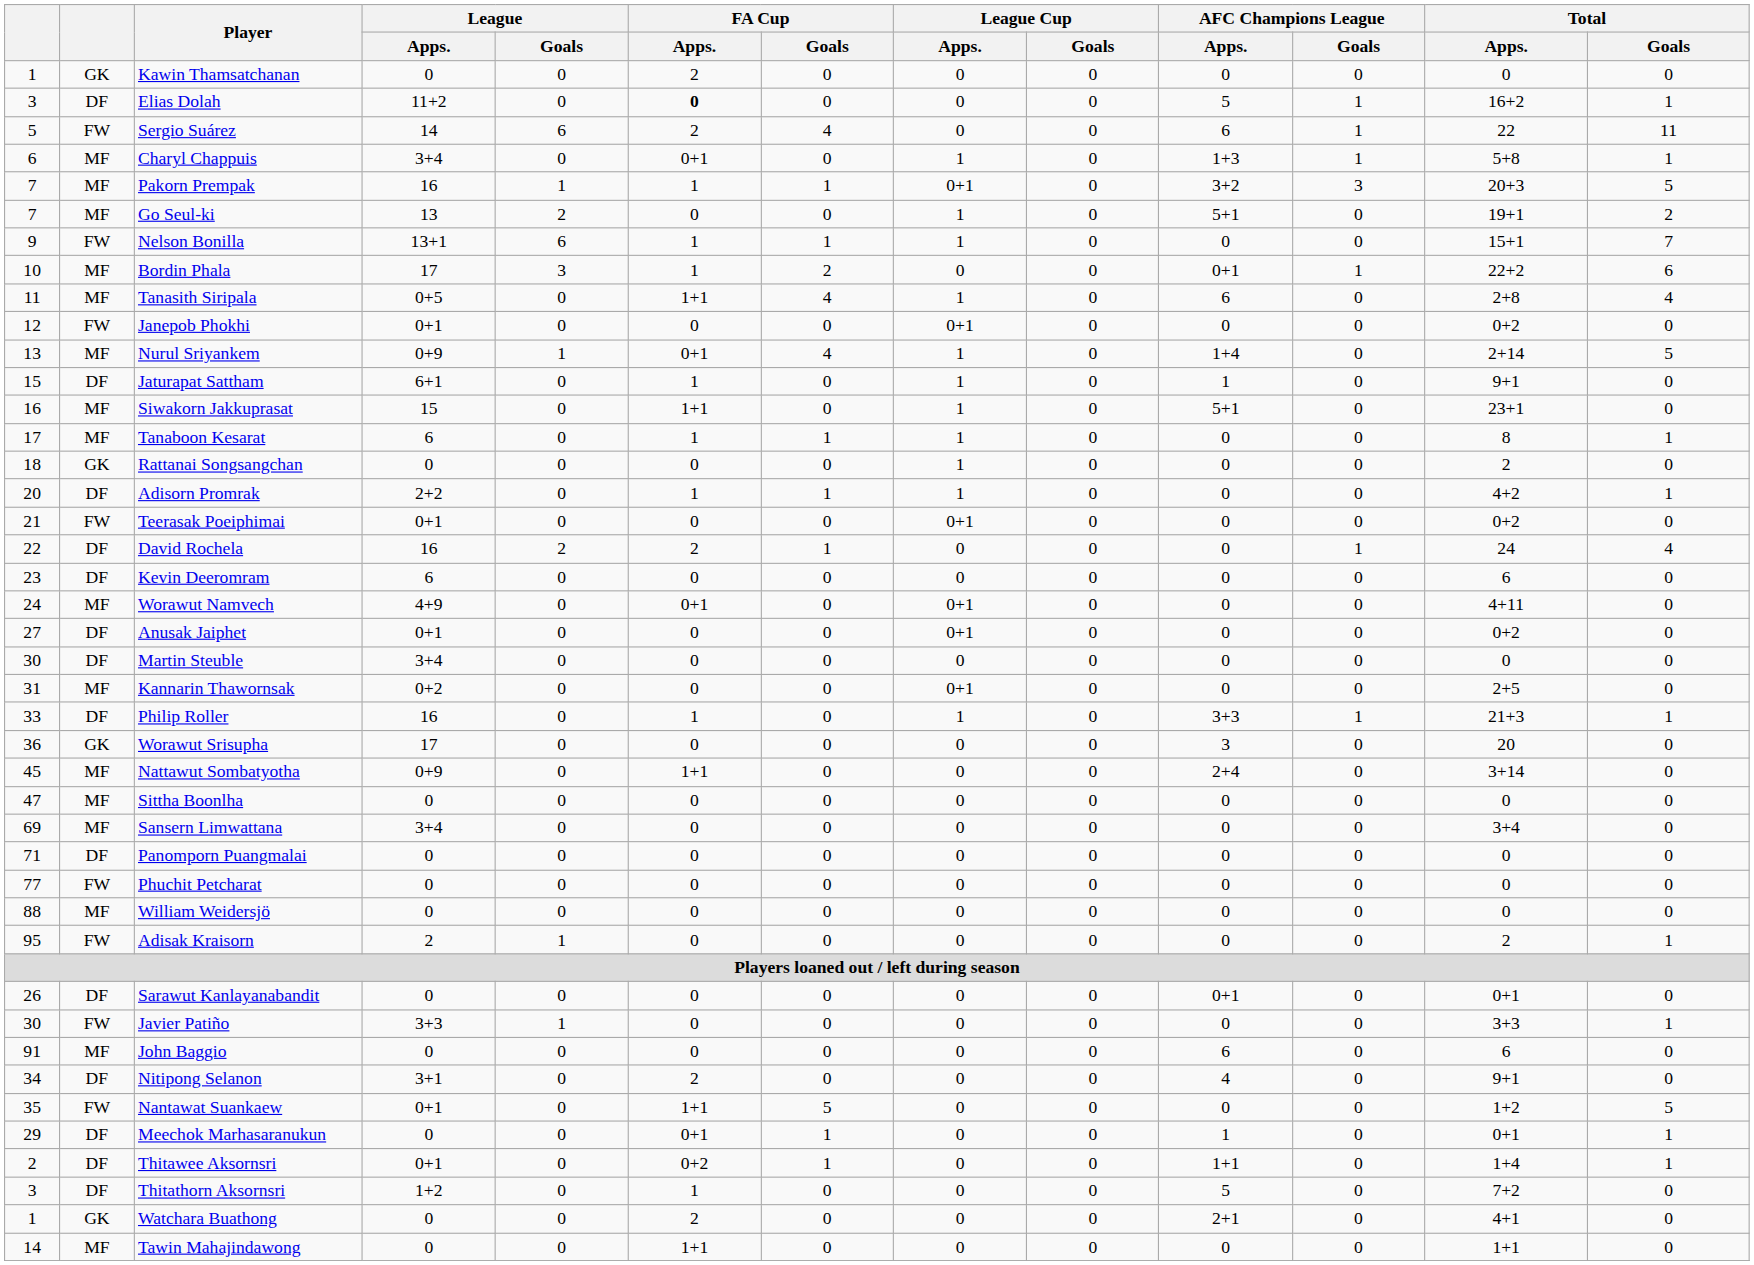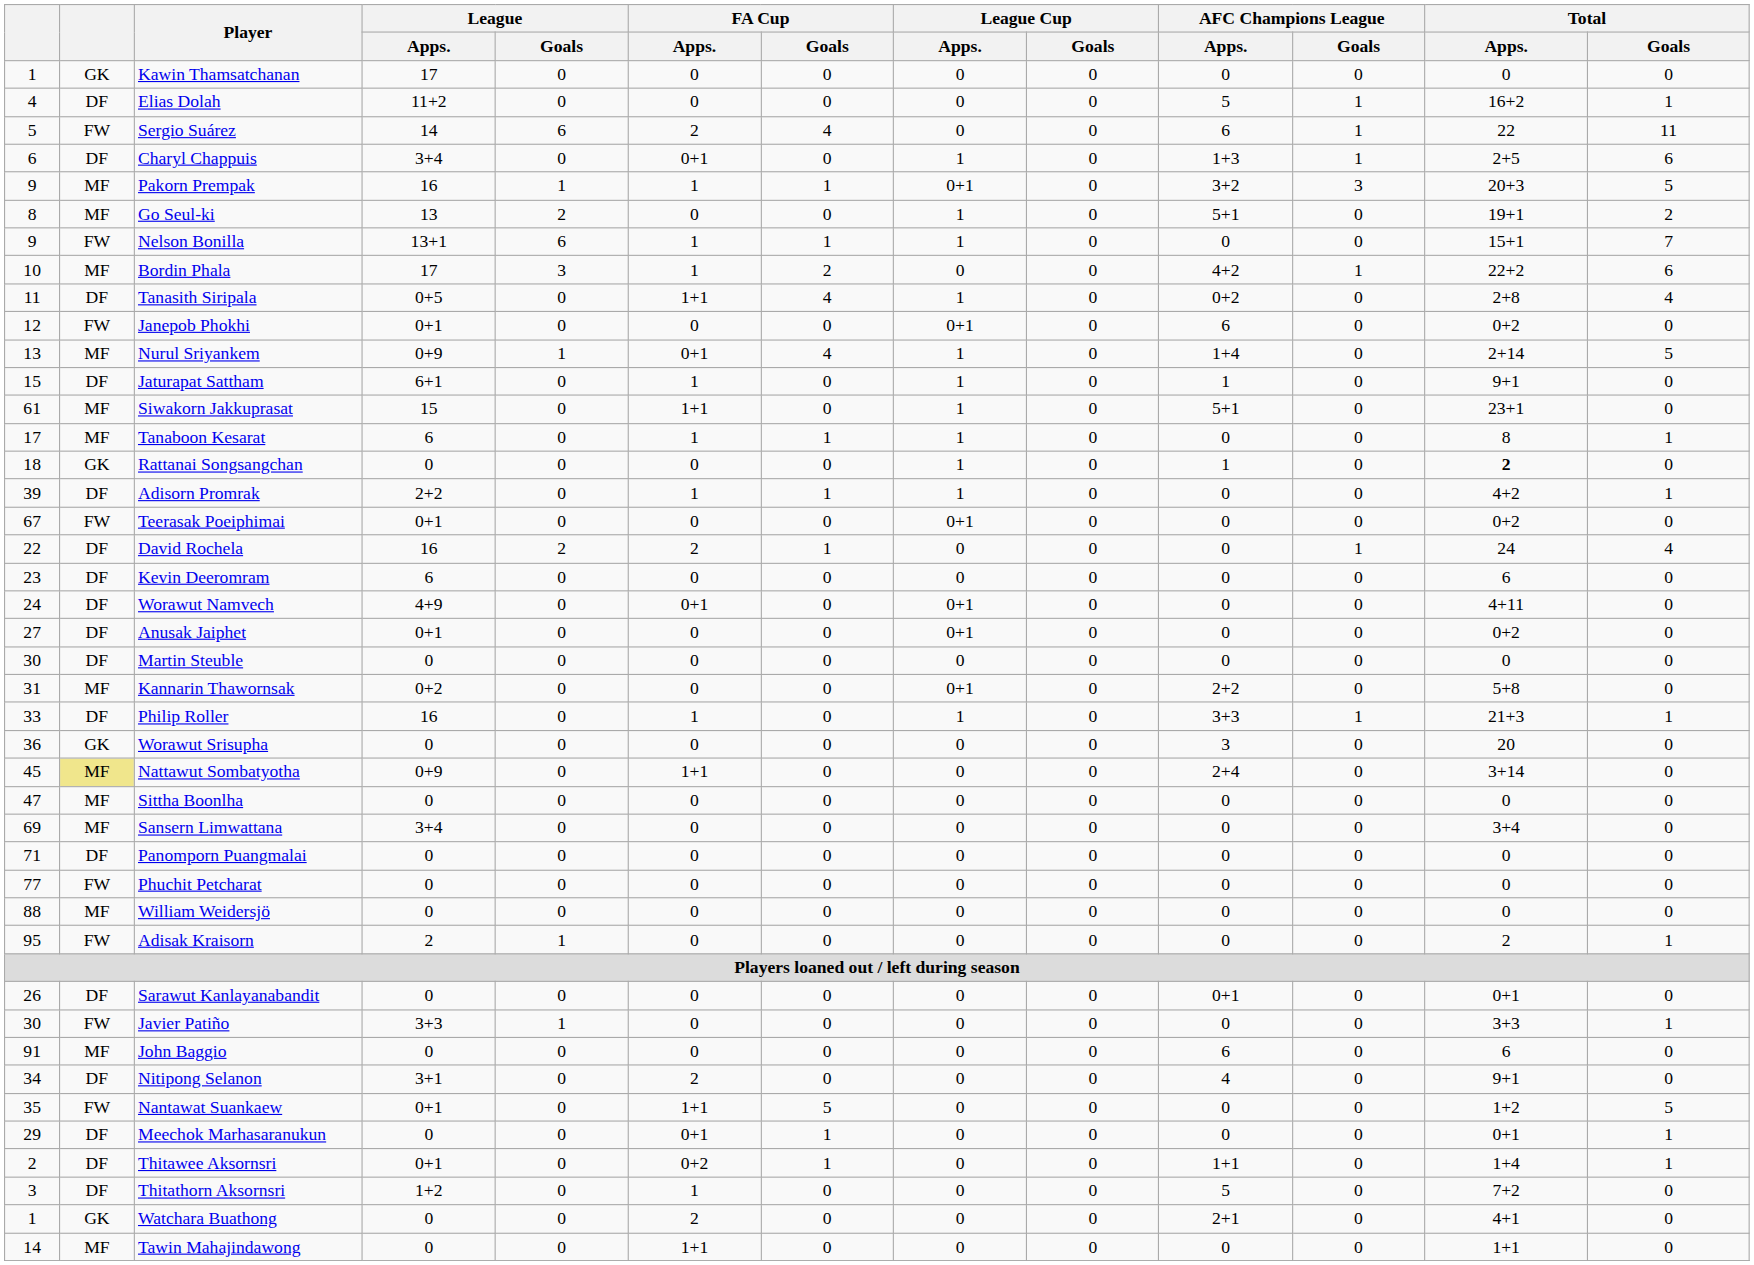(429, 74) 0 -> (429, 74) 17
(694, 74) 2 -> (694, 74) 0
(32, 102) 3 -> (32, 102) 4
(694, 102) bold -> (694, 102) normal
(97, 158) MF -> (97, 158) DF
(1506, 158) 5+8 -> (1506, 158) 2+5
(1669, 158) 1 -> (1669, 158) 6
(32, 185) 7 -> (32, 185) 9
(32, 213) 7 -> (32, 213) 8
(1226, 269) 0+1 -> (1226, 269) 4+2
(97, 297) MF -> (97, 297) DF
(1226, 297) 6 -> (1226, 297) 0+2
(1226, 325) 0 -> (1226, 325) 6
(32, 409) 16 -> (32, 409) 61
(1226, 465) 0 -> (1226, 465) 1
(1506, 465) normal -> (1506, 465) bold
(32, 492) 20 -> (32, 492) 39
(32, 520) 21 -> (32, 520) 67
(97, 604) MF -> (97, 604) DF
(429, 660) 3+4 -> (429, 660) 0
(1226, 688) 0 -> (1226, 688) 2+2
(1506, 688) 2+5 -> (1506, 688) 5+8
(429, 744) 17 -> (429, 744) 0
(97, 772) no background -> (97, 772) khaki background
(1226, 1134) 1 -> (1226, 1134) 0
